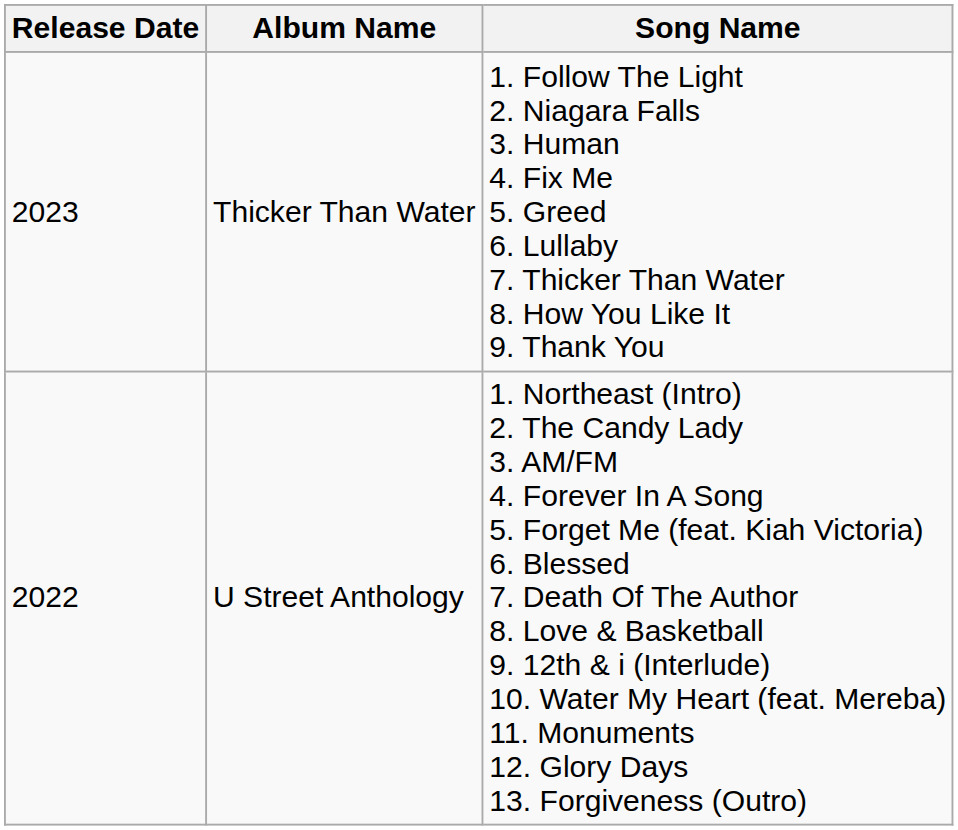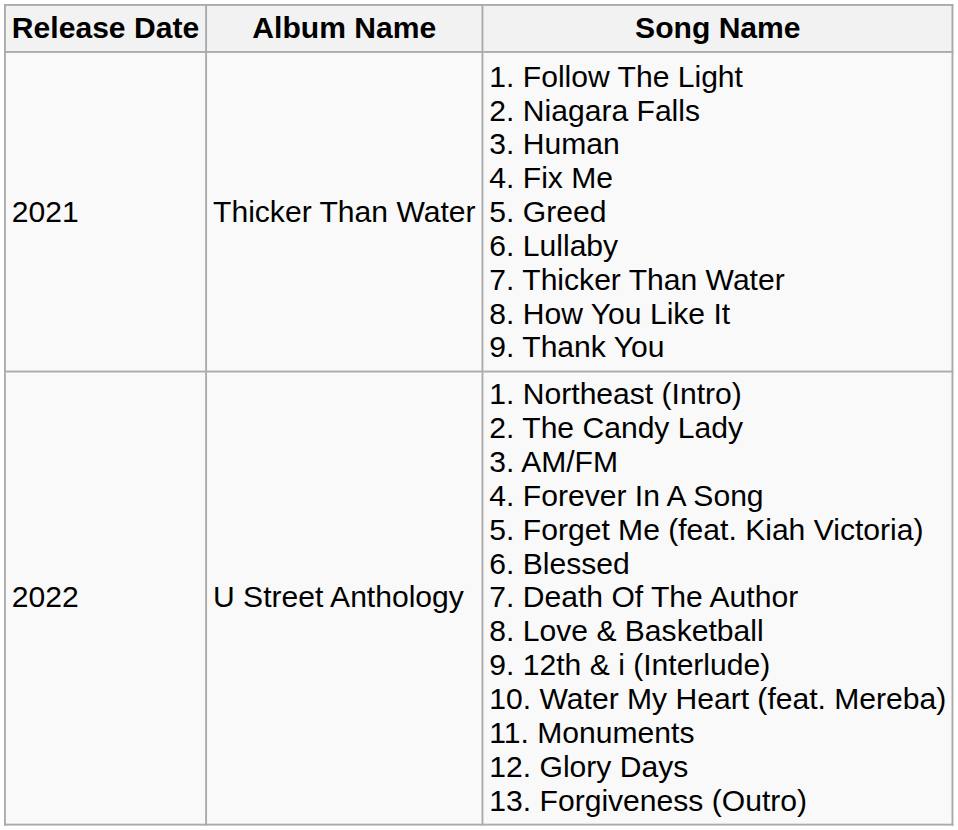(45, 211) 2023 -> (45, 211) 2021
